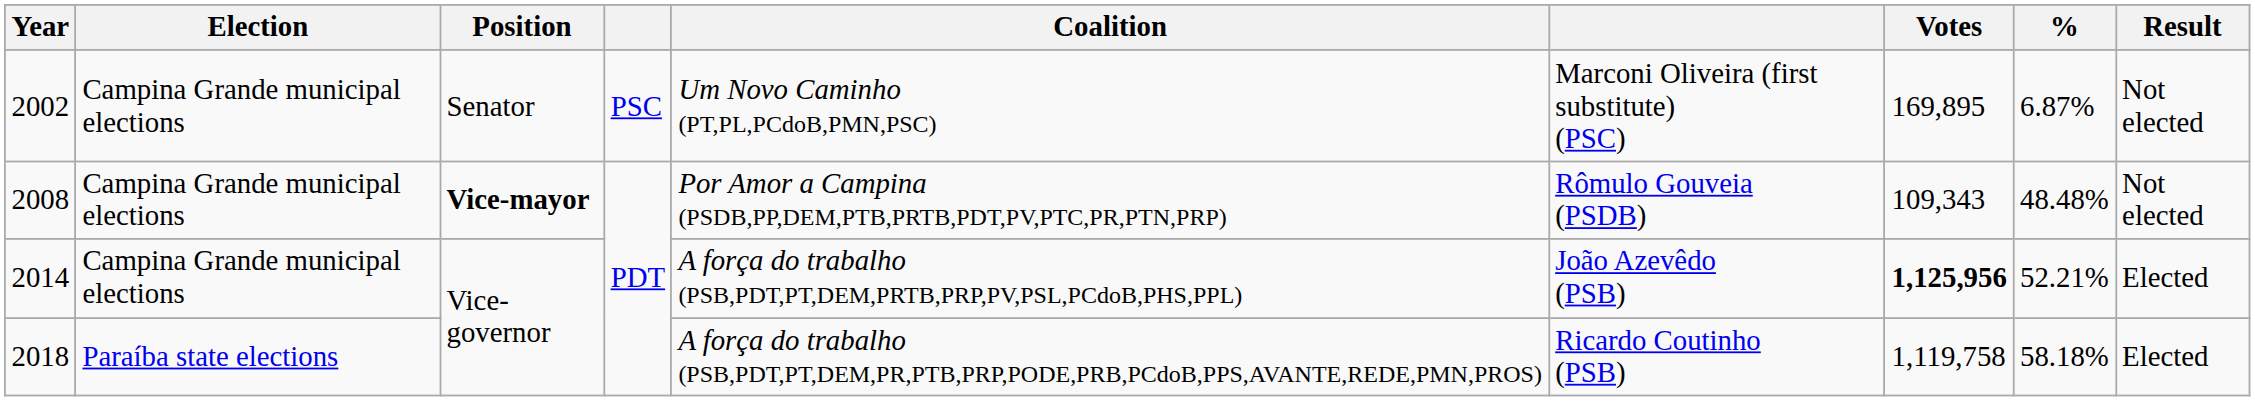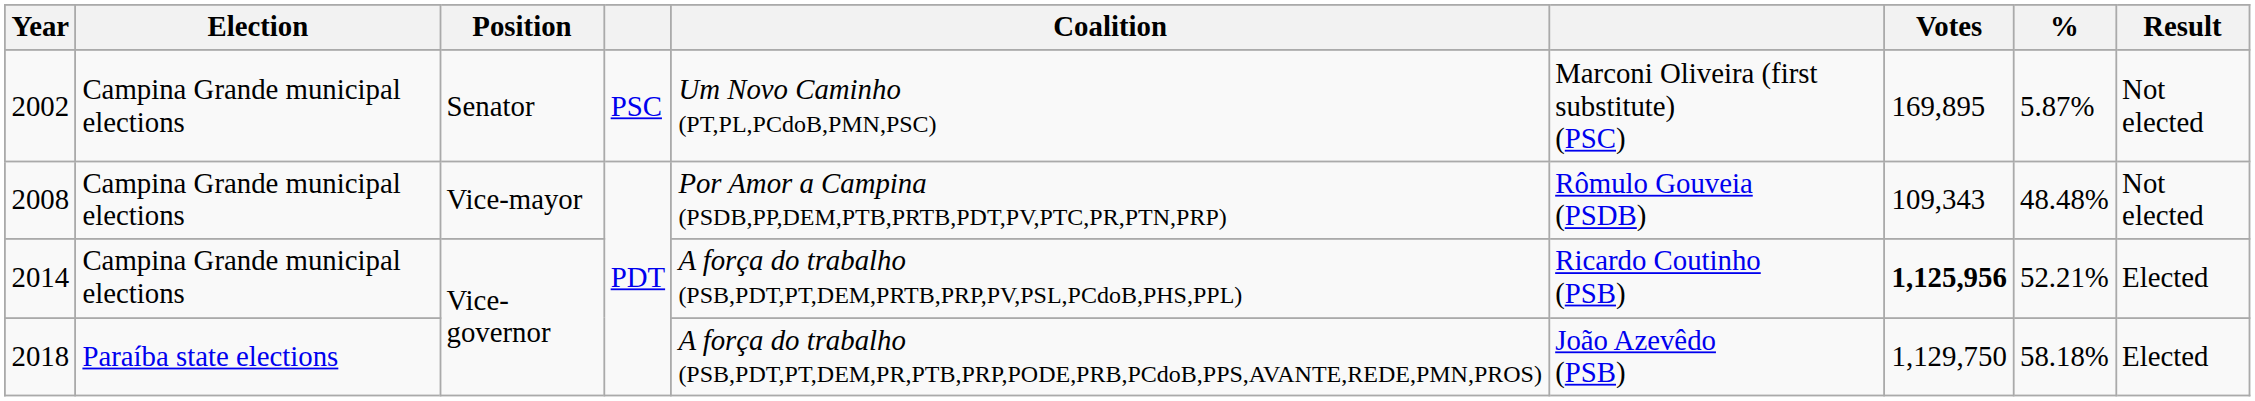(2057, 105) 6.87% -> (2057, 105) 5.87%
(518, 199) bold -> (514, 199) normal
(1636, 277) João Azevêdo (PSB) -> (1658, 277) Ricardo Coutinho (PSB)
(1658, 355) Ricardo Coutinho (PSB) -> (1636, 355) João Azevêdo (PSB)
(1949, 355) 1,119,758 -> (1949, 355) 1,129,750
